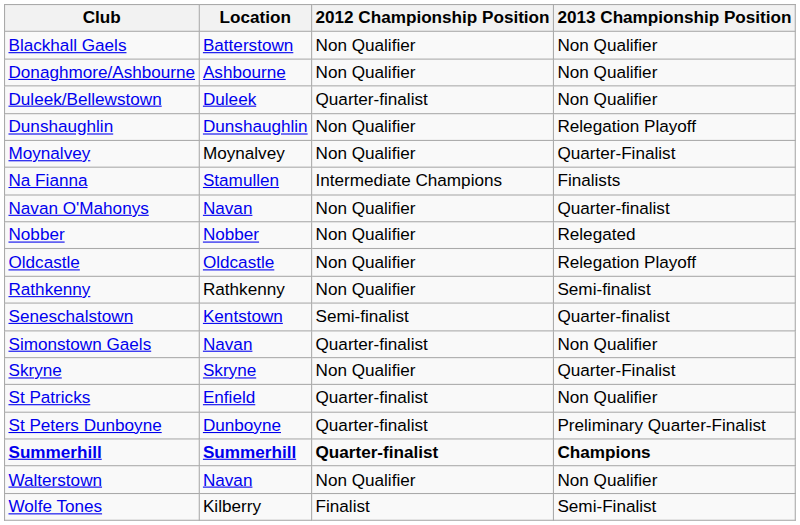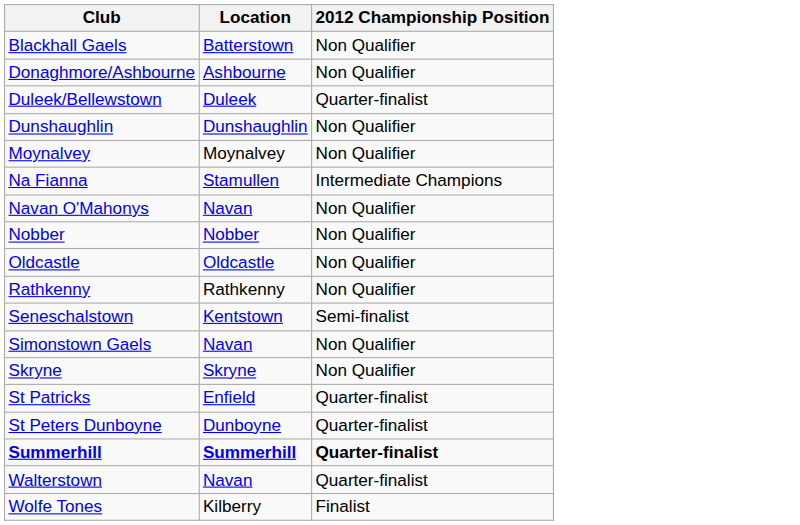- column: (674, 18)
(372, 343) Quarter-finalist -> (365, 343) Non Qualifier
(365, 479) Non Qualifier -> (372, 479) Quarter-finalist
